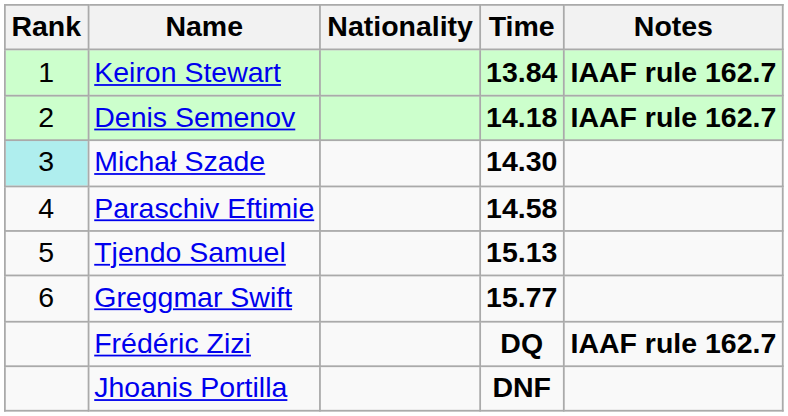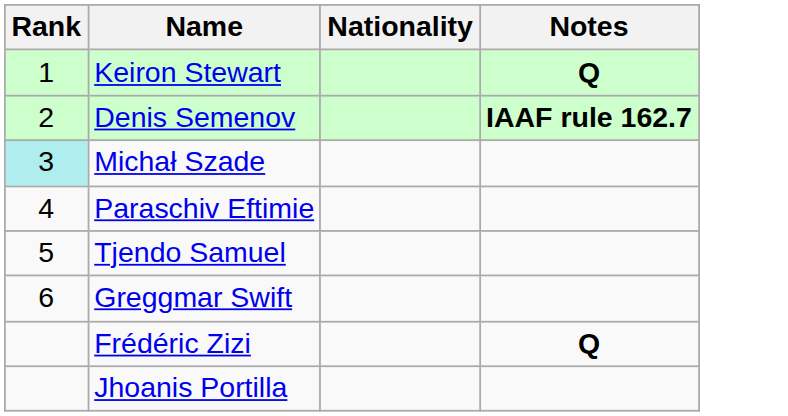- column: (522, 27)
(673, 72) IAAF rule 162.7 -> (589, 72) Q
(673, 343) IAAF rule 162.7 -> (589, 343) Q
